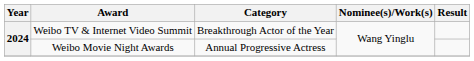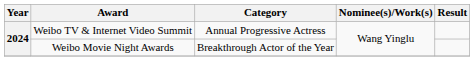(265, 30) Breakthrough Actor of the Year -> (265, 30) Annual Progressive Actress
(265, 47) Annual Progressive Actress -> (265, 47) Breakthrough Actor of the Year
